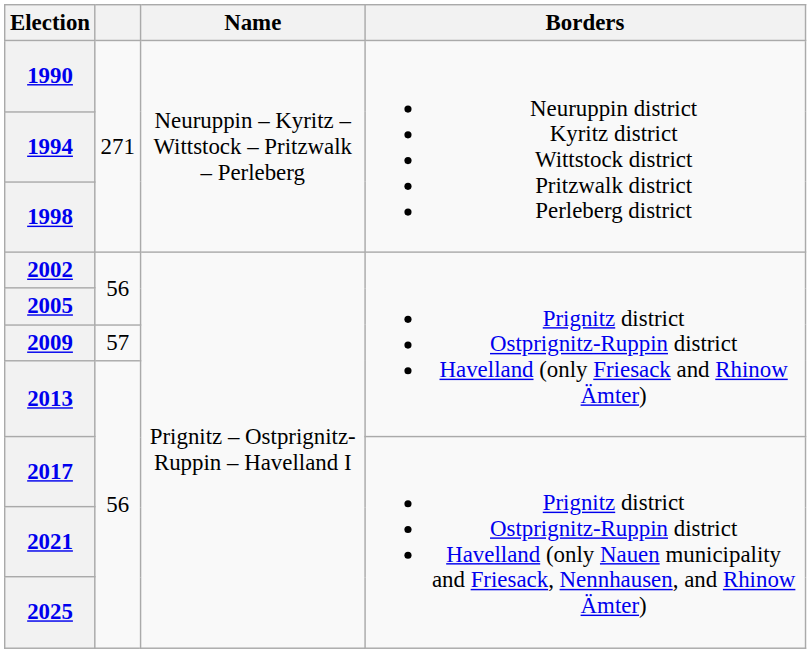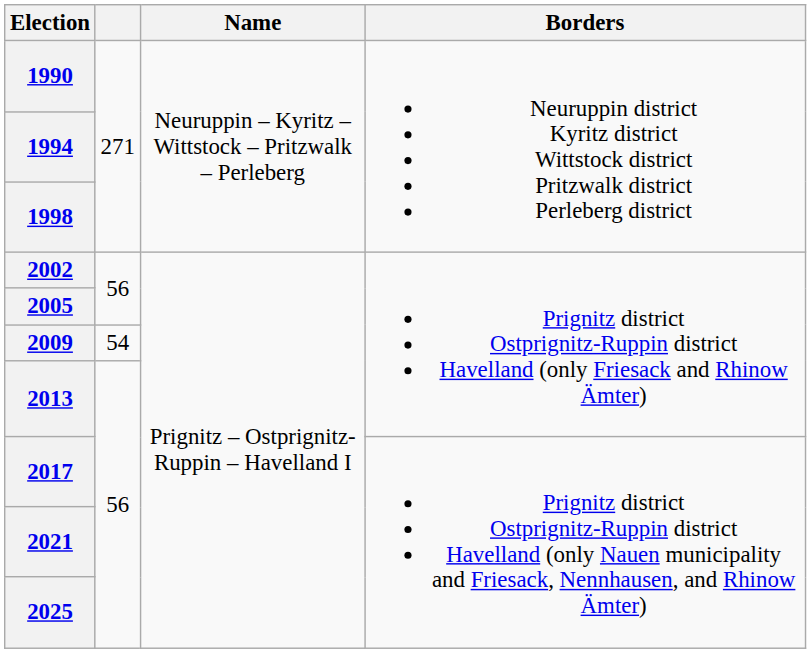(118, 342) 57 -> (118, 342) 54
